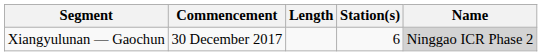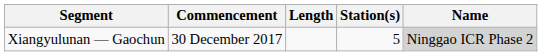(396, 39) 6 -> (396, 39) 5
